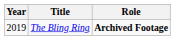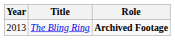(16, 27) 2019 -> (16, 27) 2013
